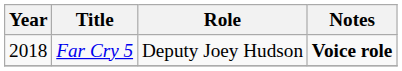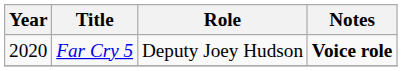(28, 50) 2018 -> (28, 50) 2020
